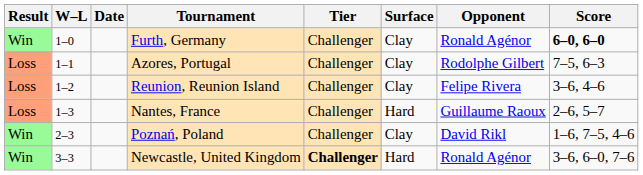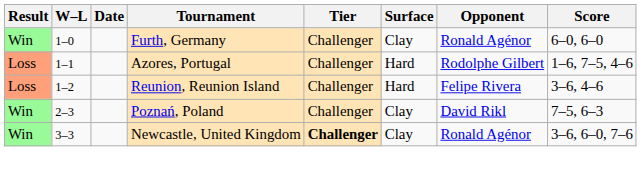(579, 39) bold -> (577, 39) normal
(399, 63) Clay -> (400, 63) Hard
(579, 63) 7–5, 6–3 -> (592, 63) 1–6, 7–5, 4–6
(399, 87) Clay -> (400, 87) Hard
- row: (176, 110)
(594, 134) 1–6, 7–5, 4–6 -> (577, 110) 7–5, 6–3
(400, 157) Hard -> (399, 134) Clay
